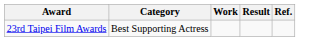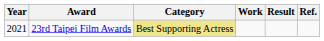+ column: (17, 12)
(160, 28) no background -> (185, 28) khaki background
